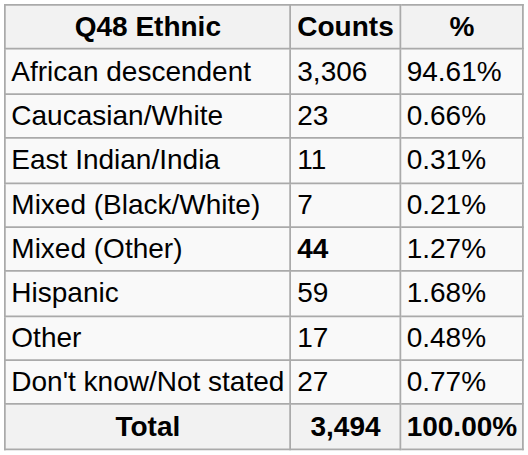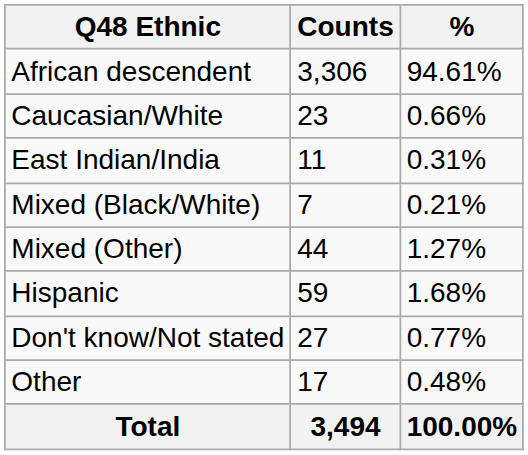(313, 248) bold -> (313, 248) normal
rows swapped: (46, 337) <-> (148, 381)
